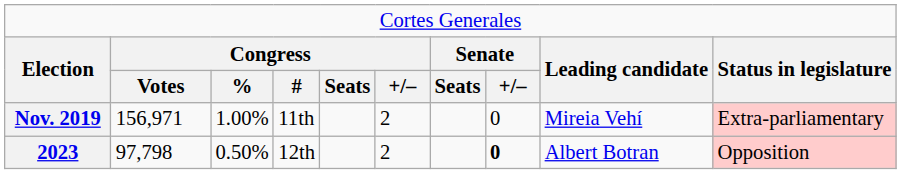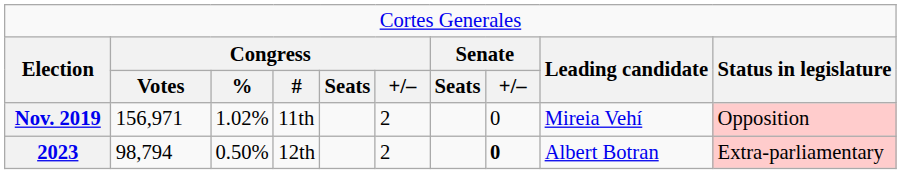(242, 119) 1.00% -> (242, 119) 1.02%
(801, 119) Extra-parliamentary -> (763, 119) Opposition
(144, 151) 97,798 -> (144, 151) 98,794
(763, 151) Opposition -> (801, 151) Extra-parliamentary
